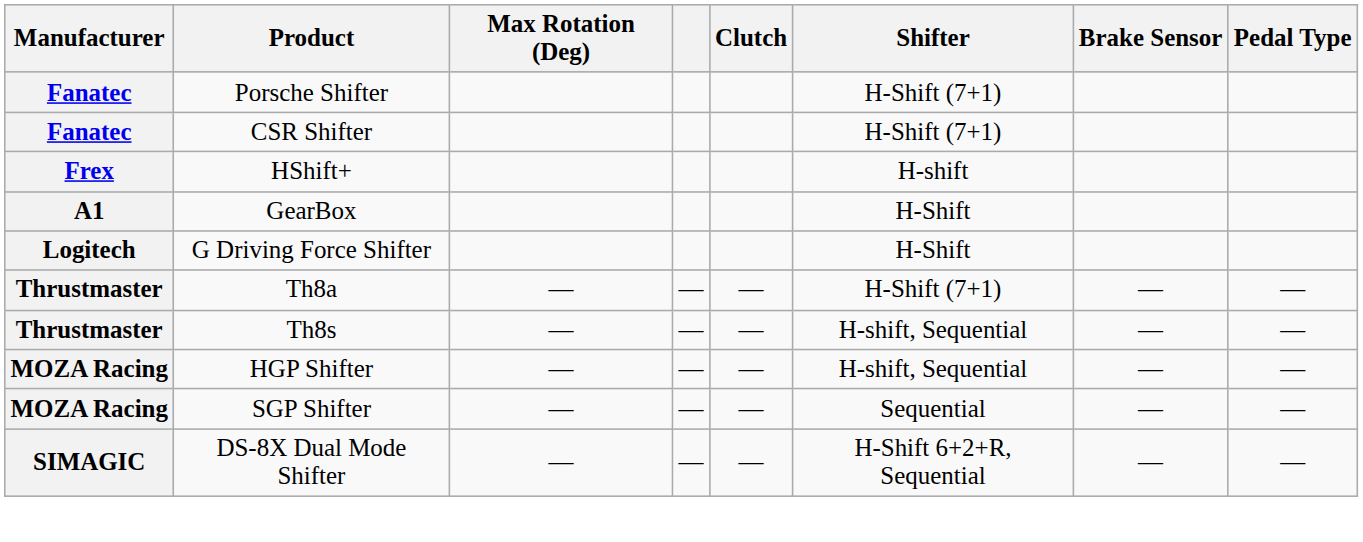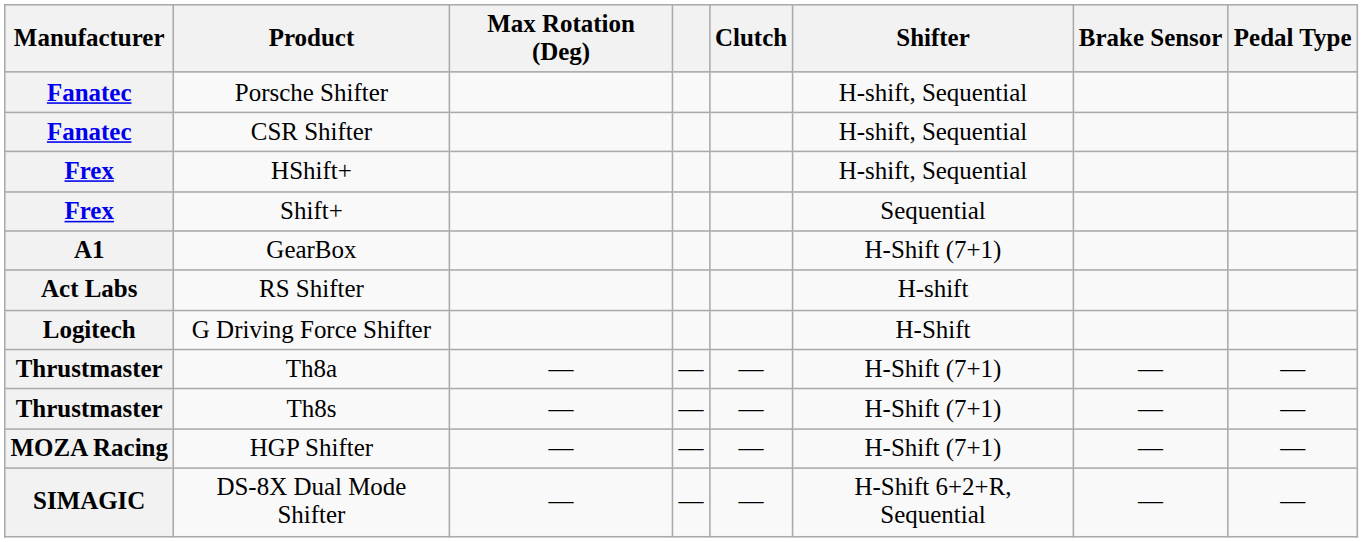(933, 91) H-Shift (7+1) -> (933, 91) H-shift, Sequential
(933, 131) H-Shift (7+1) -> (933, 131) H-shift, Sequential
(933, 171) H-shift -> (933, 171) H-shift, Sequential
+ row: (311, 210)
(933, 210) H-Shift -> (933, 250) H-Shift (7+1)
+ row: (311, 289)
(933, 329) H-shift, Sequential -> (933, 408) H-Shift (7+1)
(933, 369) H-shift, Sequential -> (933, 448) H-Shift (7+1)
- row: (311, 408)
